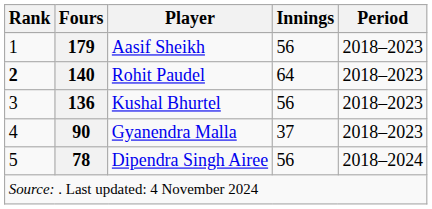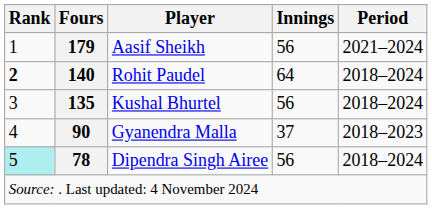(383, 47) 2018–2023 -> (383, 47) 2021–2024
(383, 75) 2018–2023 -> (383, 75) 2018–2024
(81, 103) 136 -> (81, 103) 135
(383, 103) 2018–2023 -> (383, 103) 2018–2024
(13, 160) no background -> (13, 160) paleturquoise background
